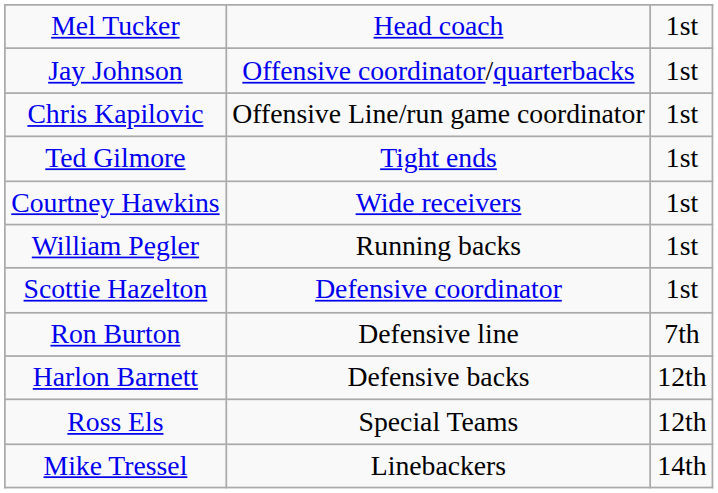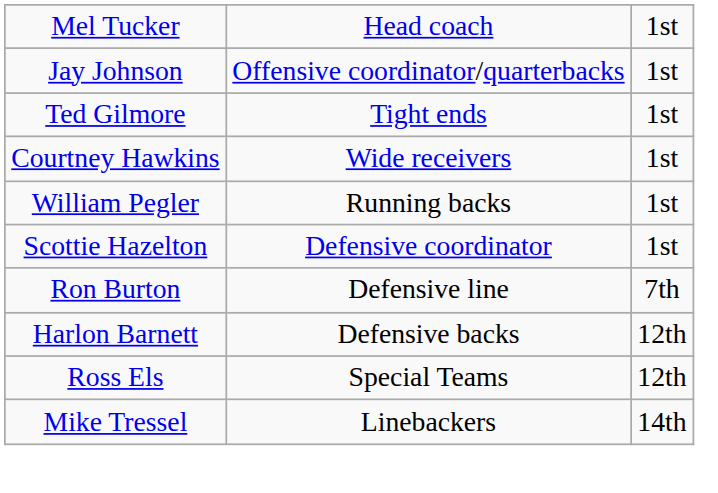- row: (115, 114)
